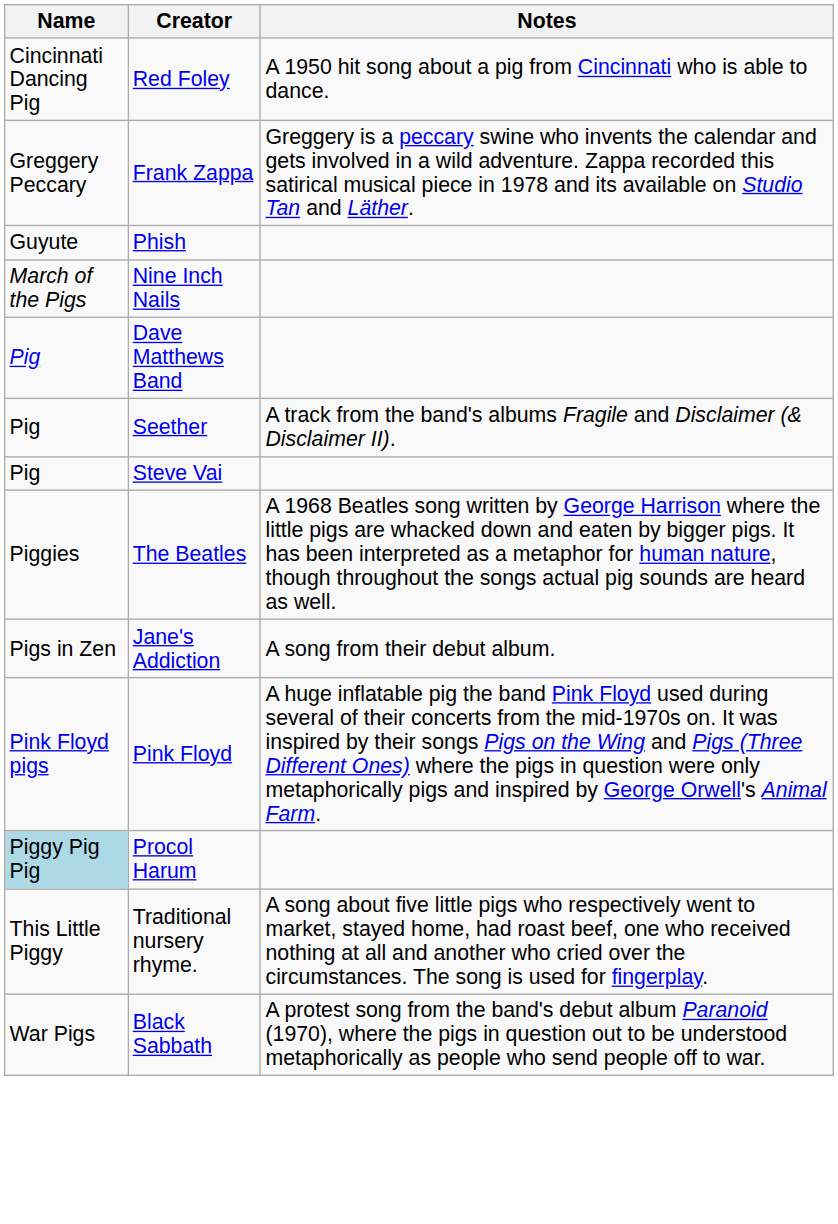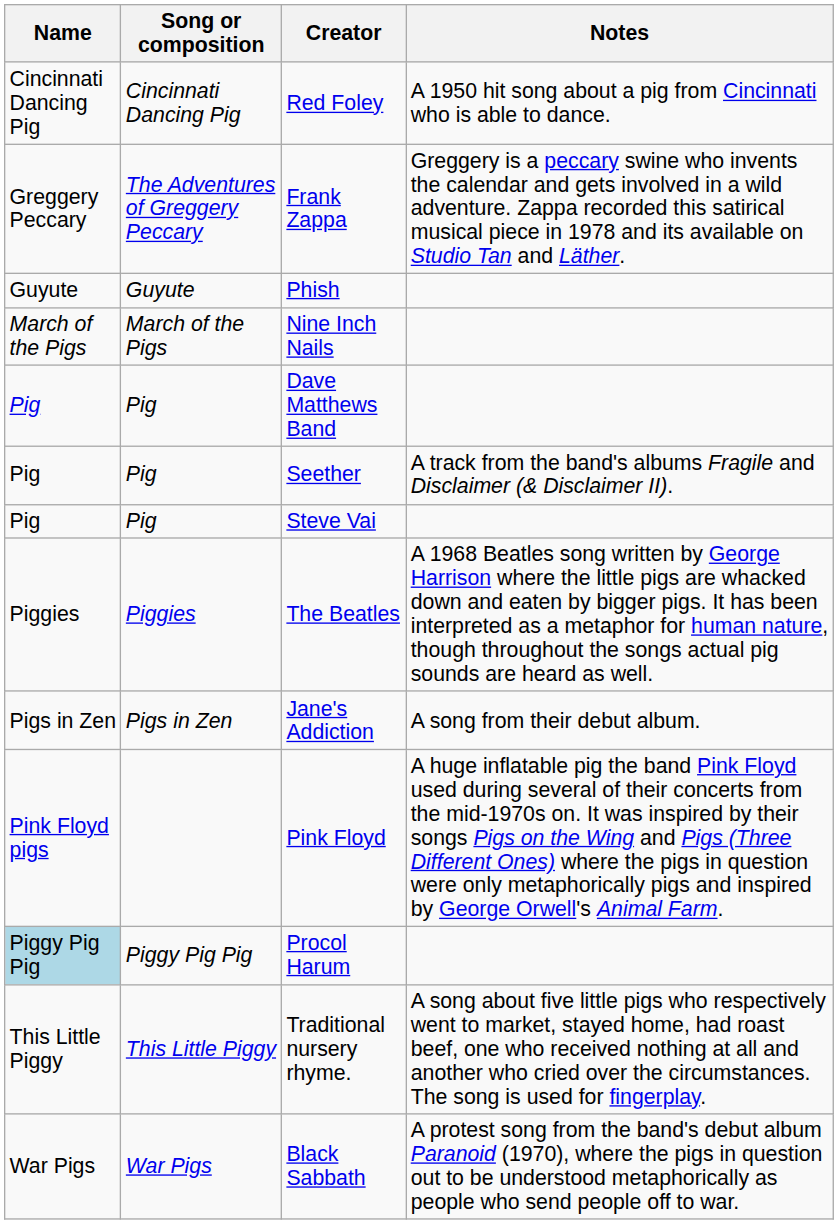+ column: (201, 33)
